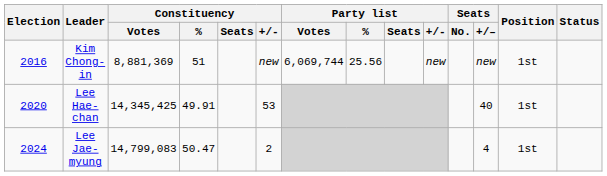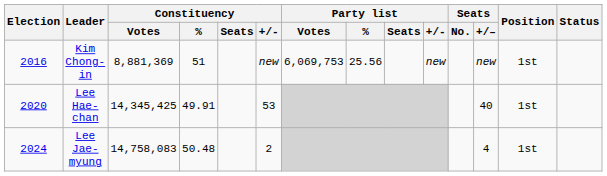(314, 62) 6,069,744 -> (314, 62) 6,069,753
(144, 149) 14,799,083 -> (144, 149) 14,758,083
(199, 149) 50.47 -> (199, 149) 50.48
